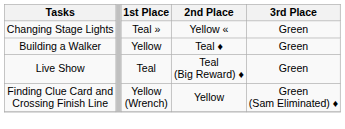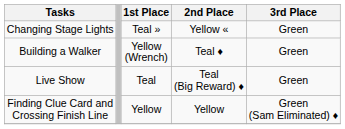(146, 46) Yellow -> (146, 52) Yellow (Wrench)
(146, 97) Yellow (Wrench) -> (146, 109) Yellow
